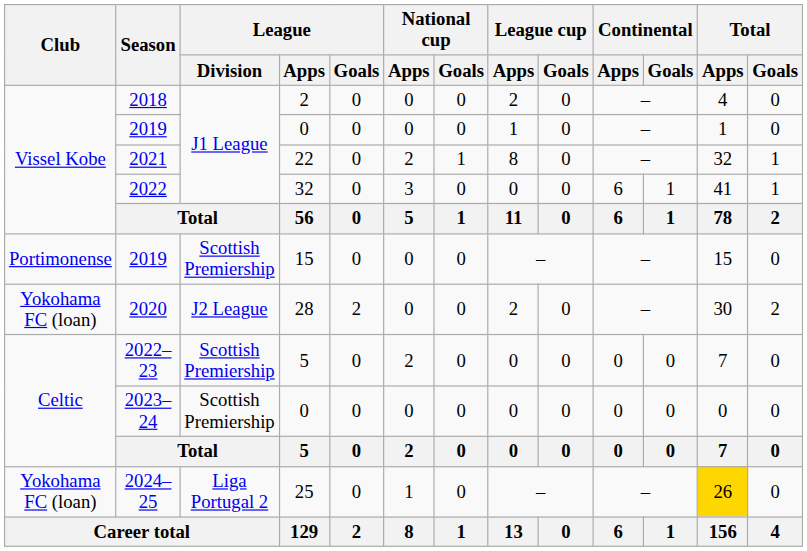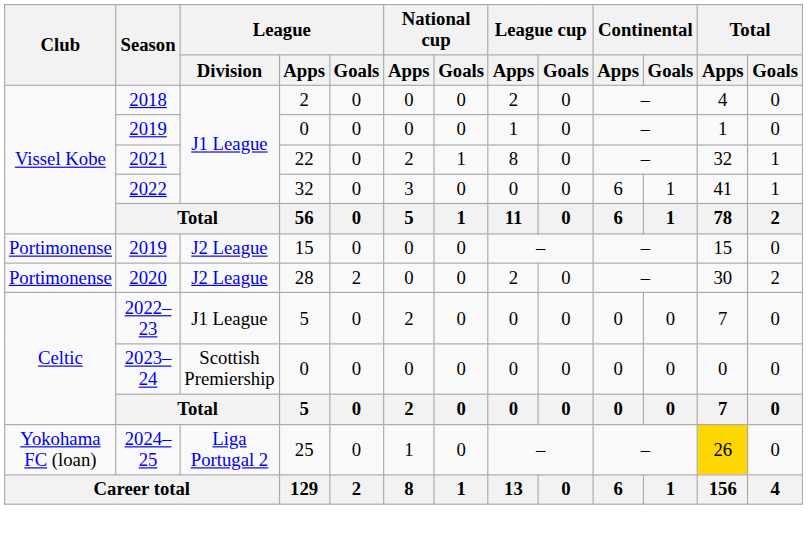(229, 258) Scottish Premiership -> (229, 248) J2 League
(60, 309) Yokohama FC (loan) -> (60, 277) Portimonense
(229, 360) Scottish Premiership -> (229, 318) J1 League
